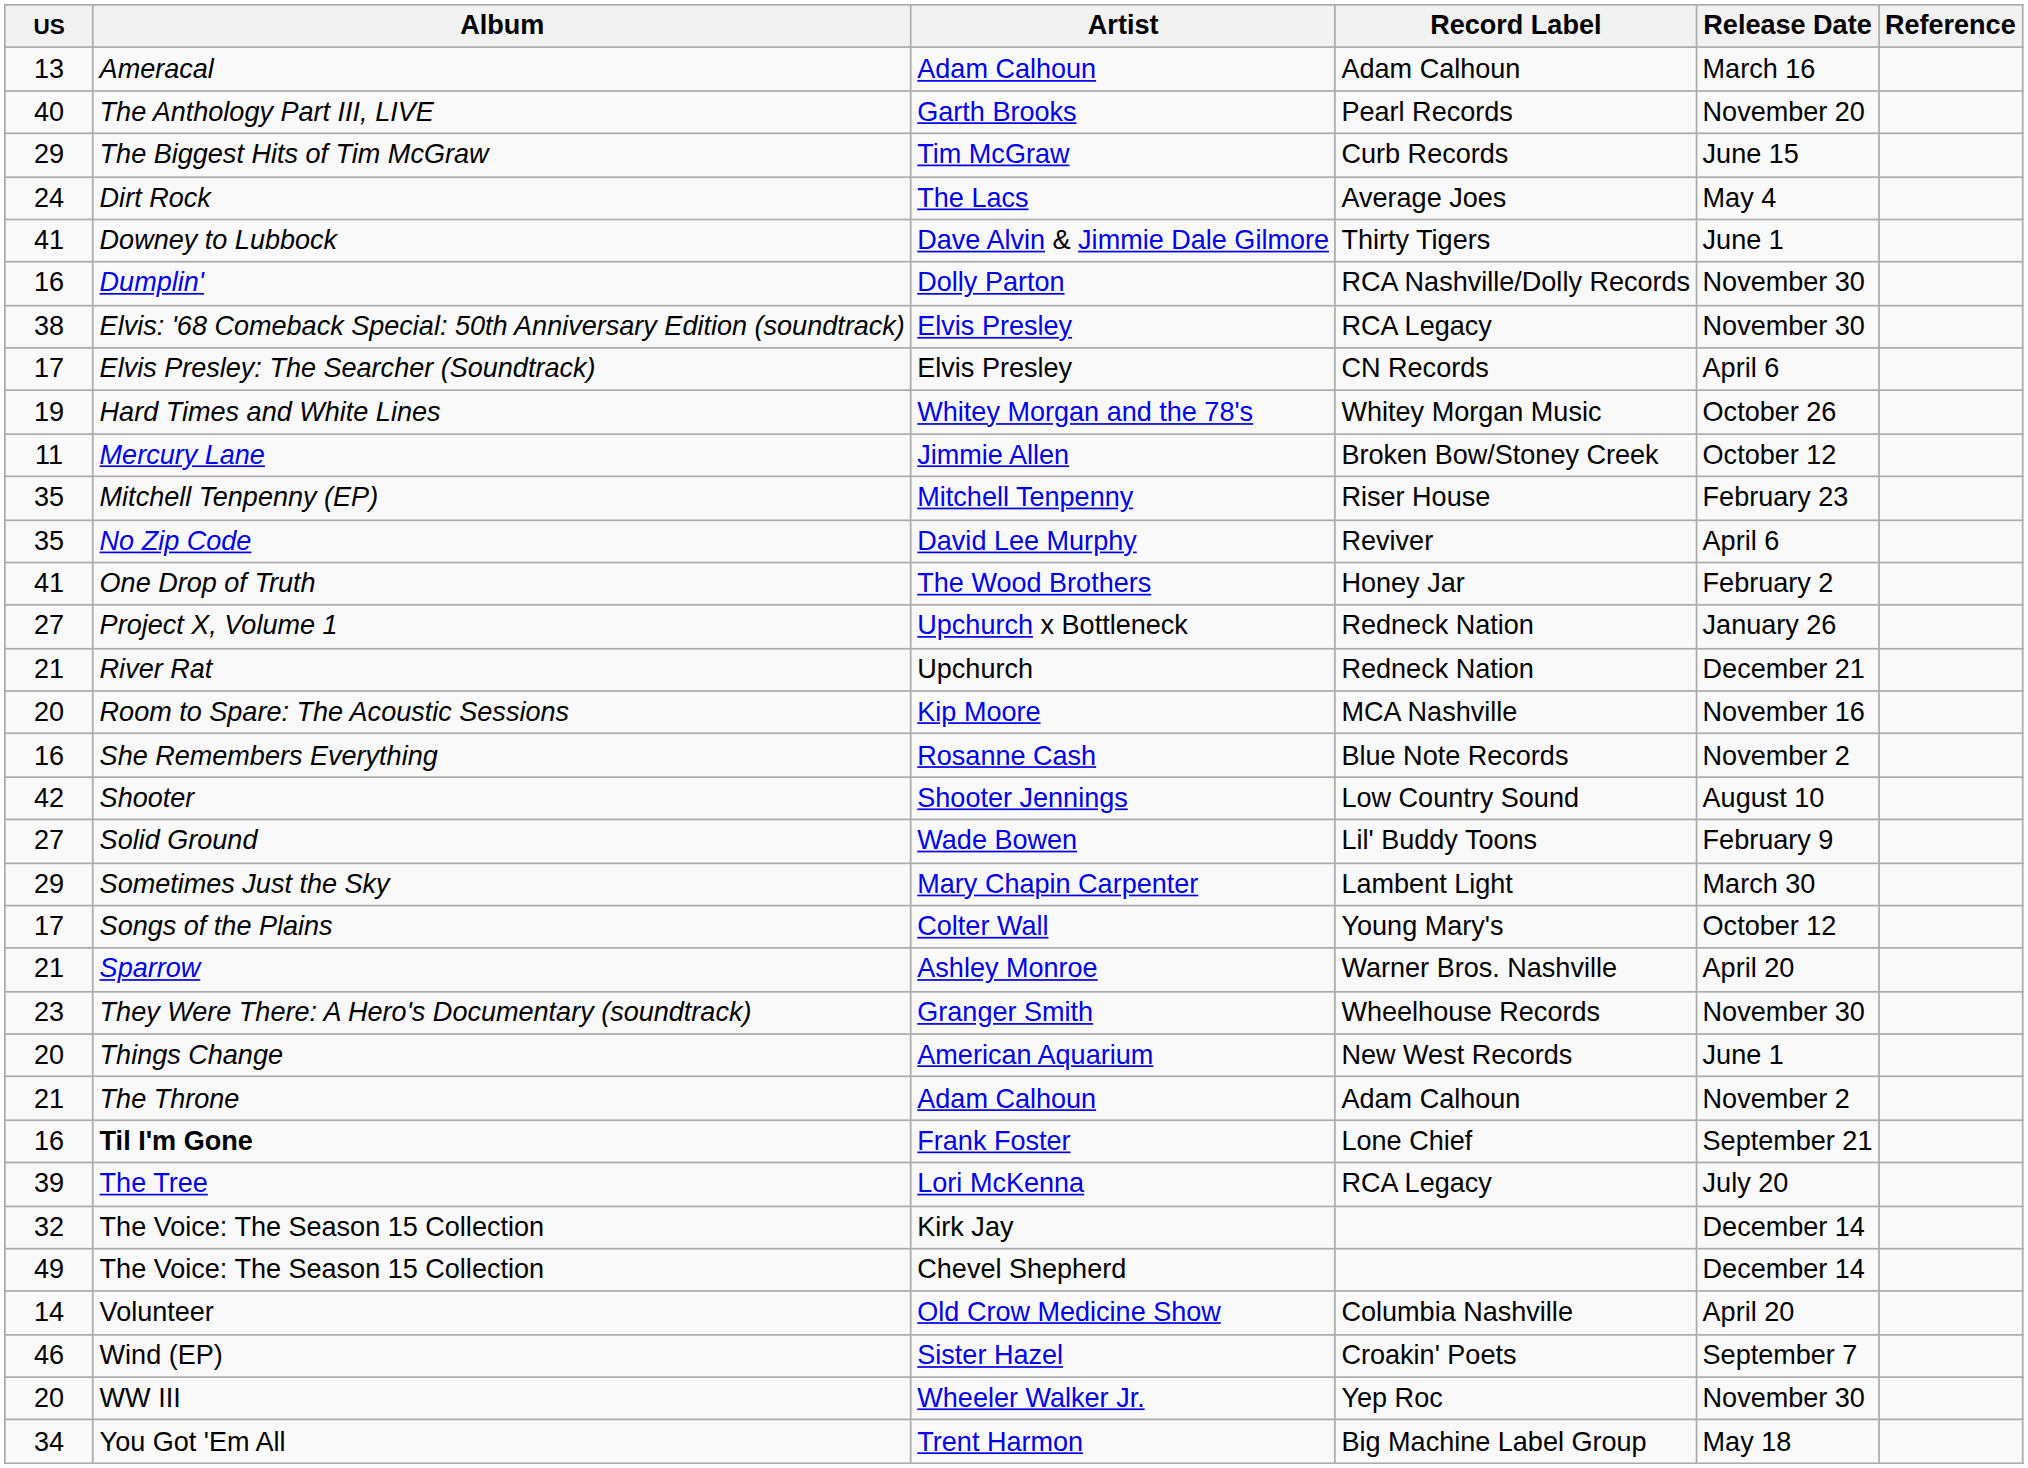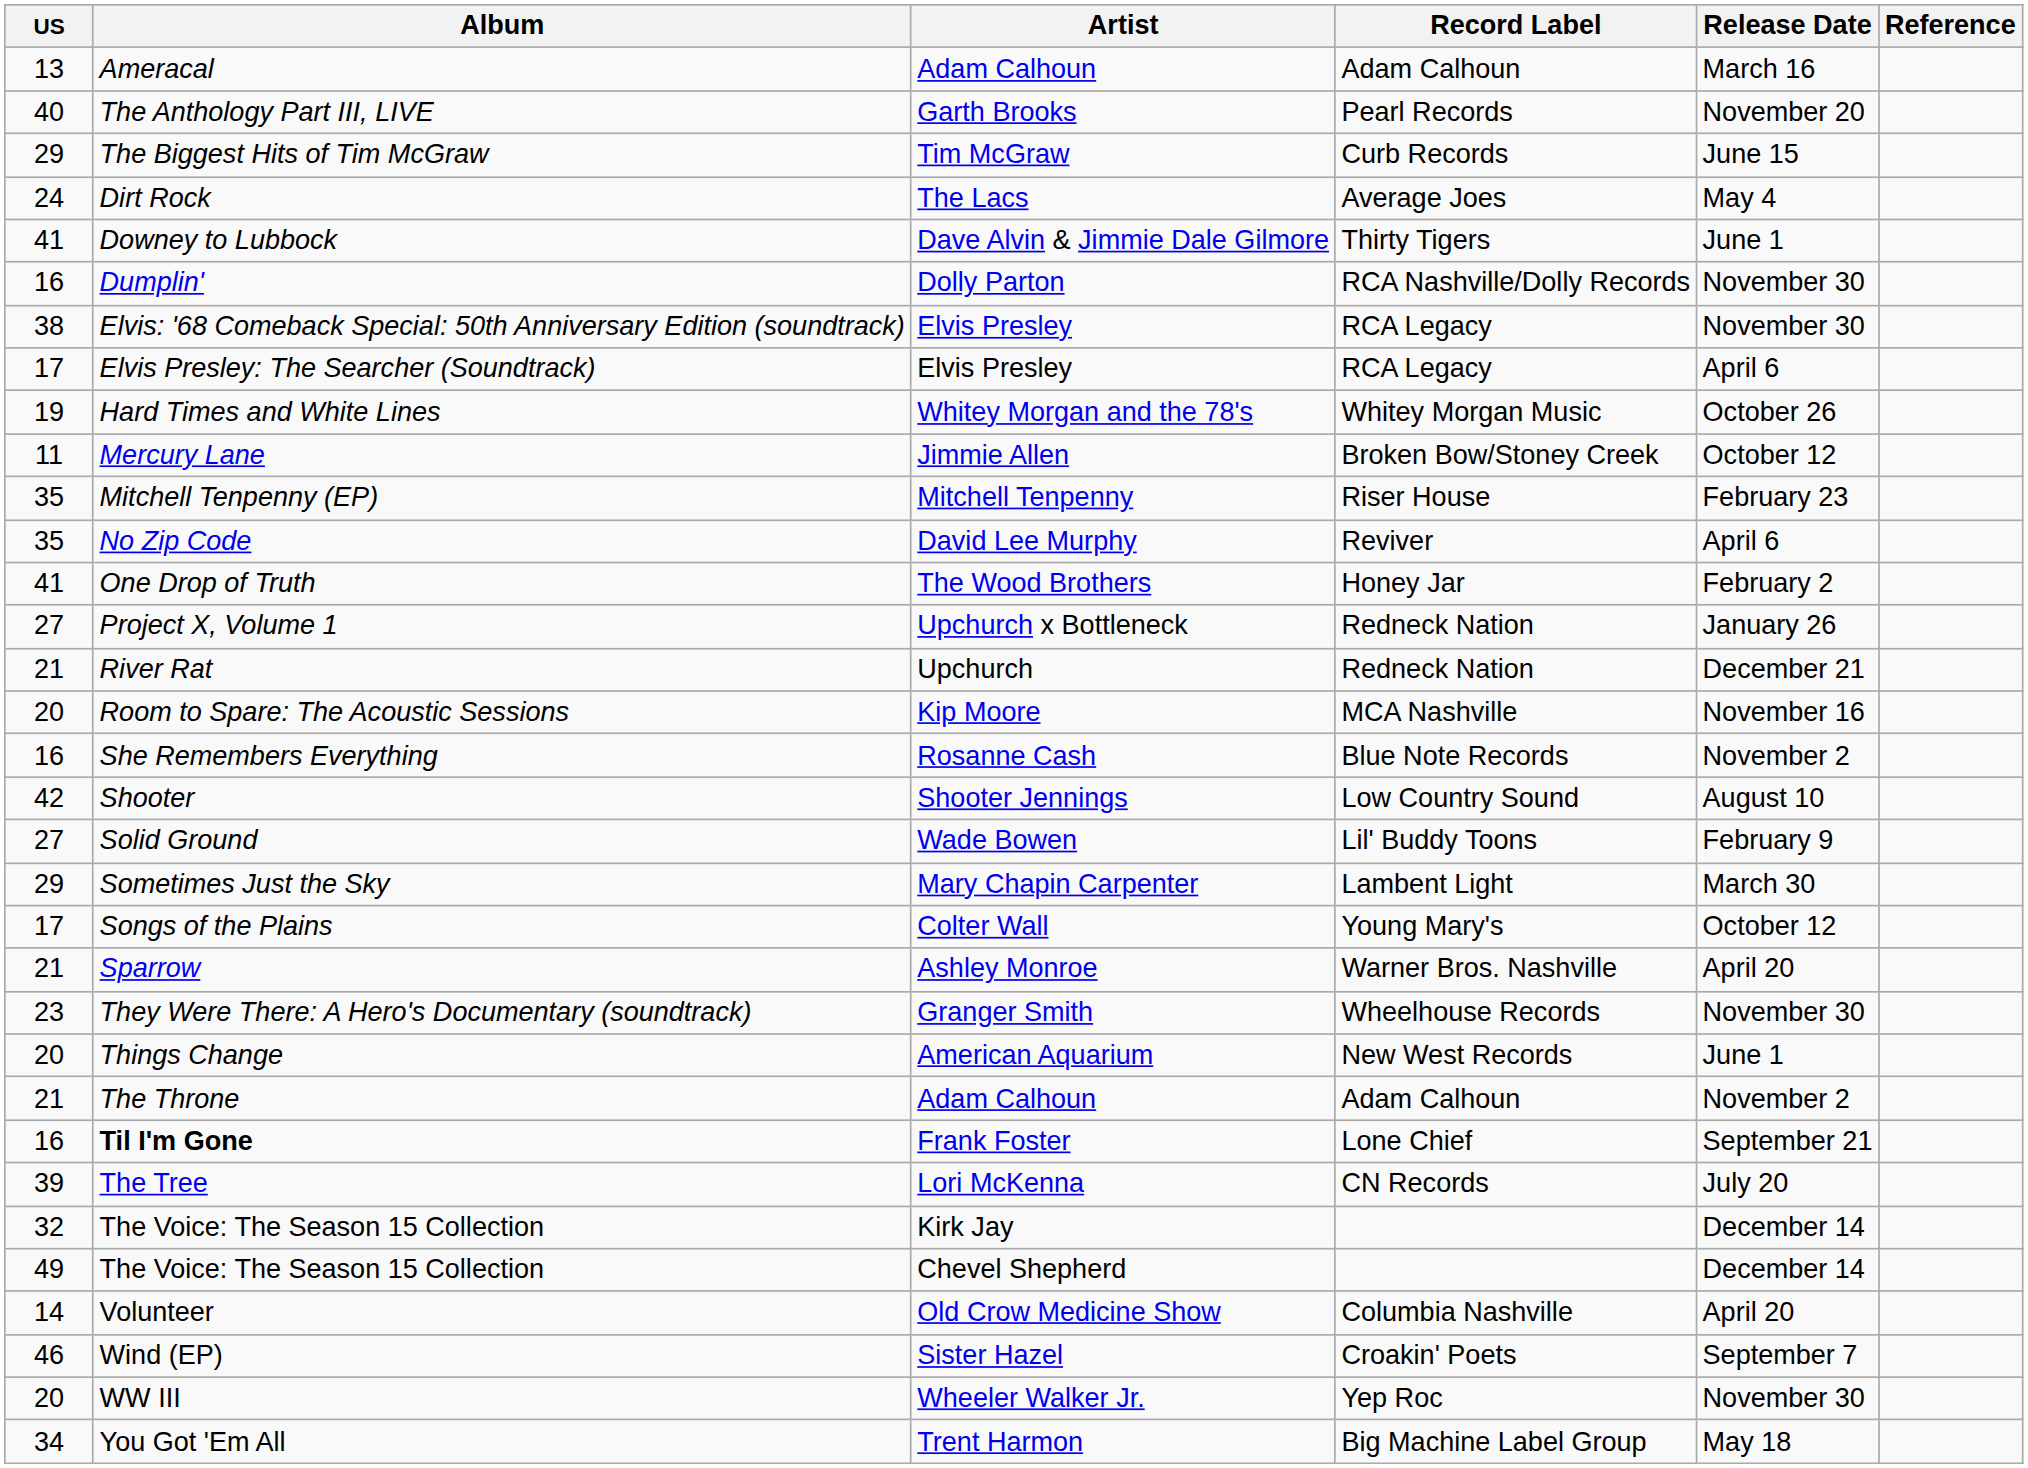(1415, 369) CN Records -> (1417, 369) RCA Legacy
(1417, 1183) RCA Legacy -> (1415, 1183) CN Records
